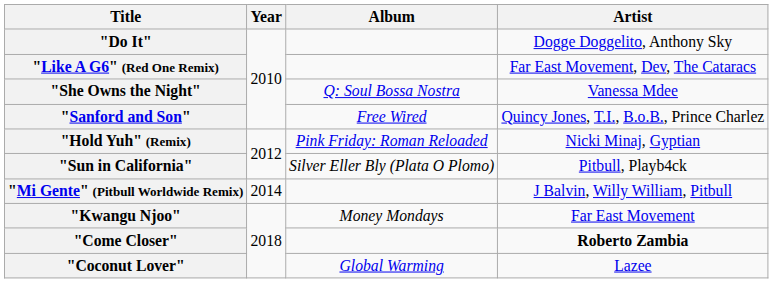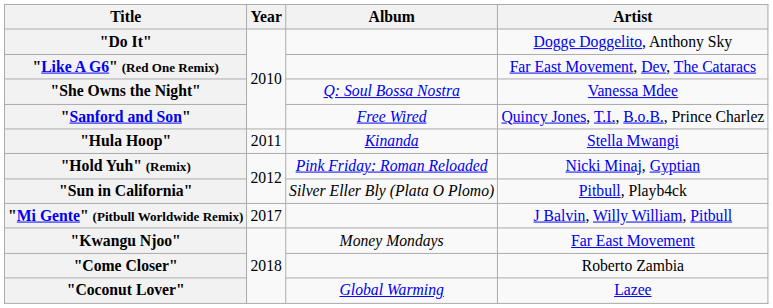+ row: (126, 141)
(266, 191) 2014 -> (266, 215) 2017
(633, 240) bold -> (633, 265) normal
